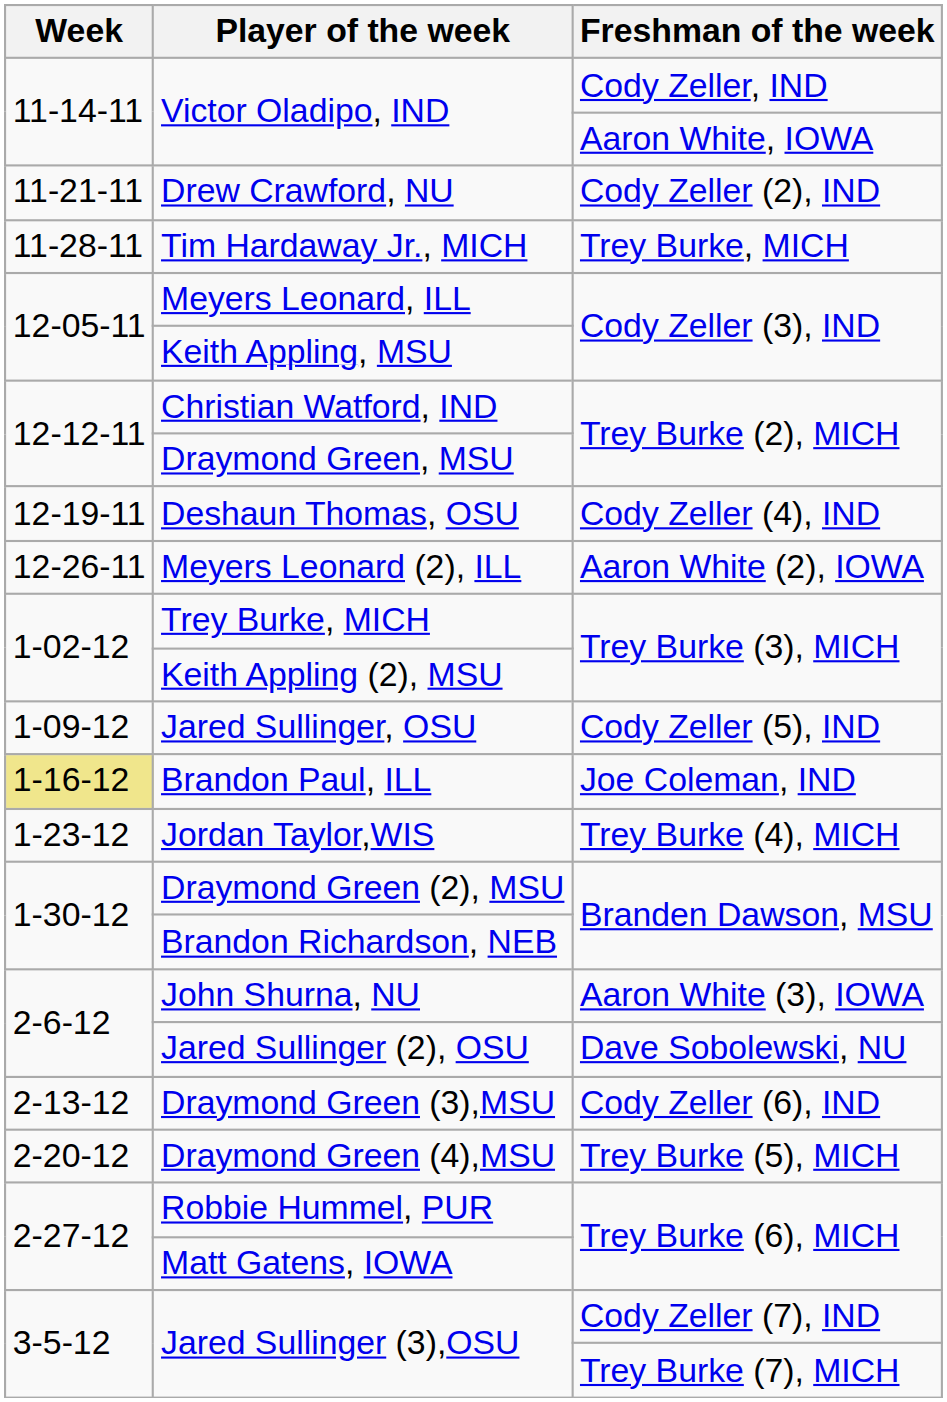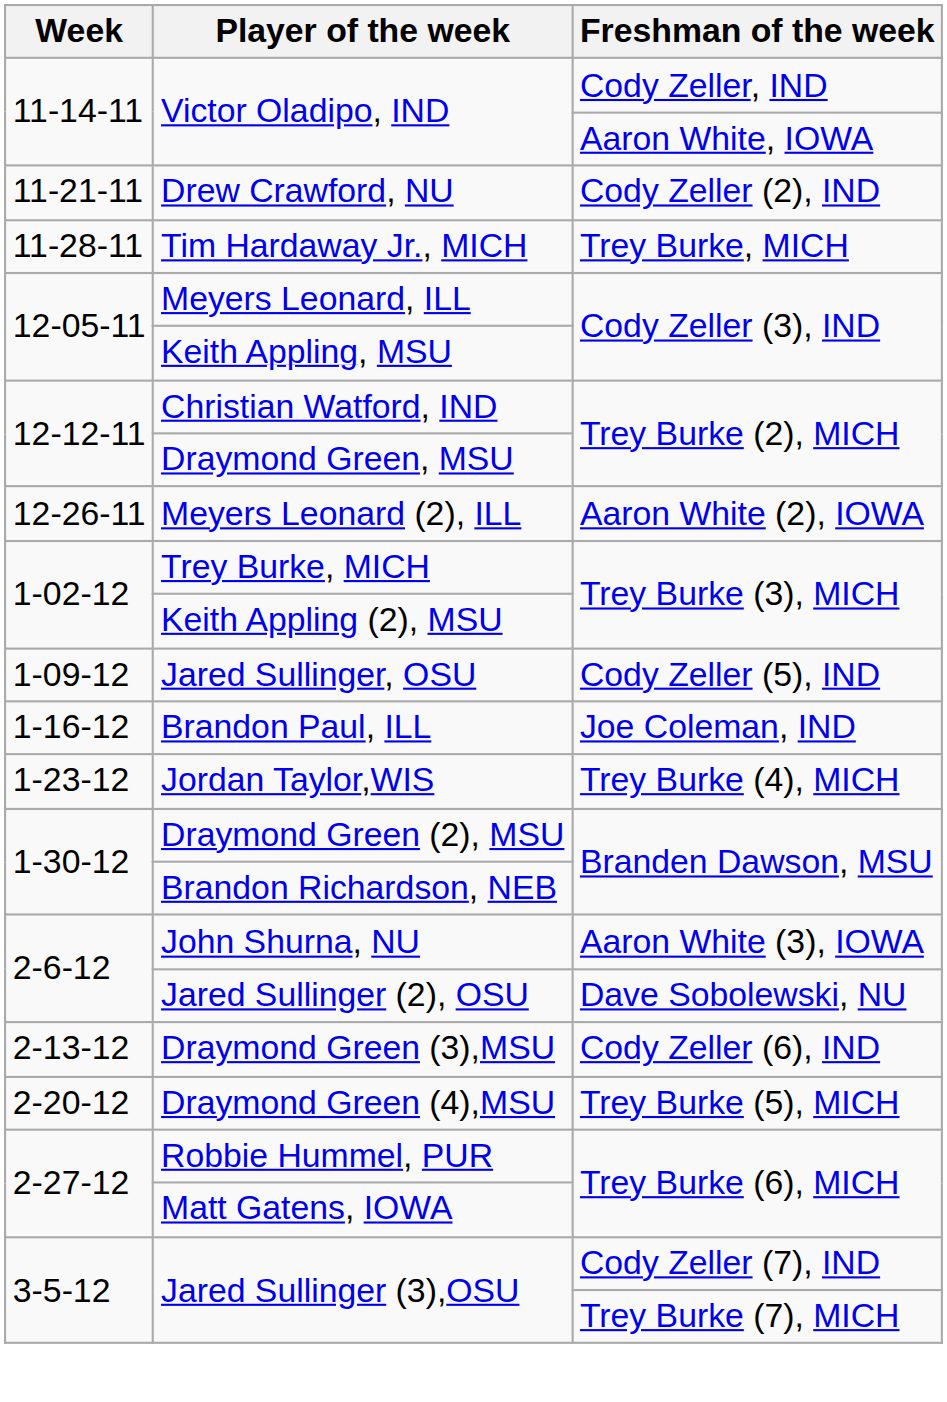- row: (340, 513)
(71, 780) khaki background -> (71, 727) no background
